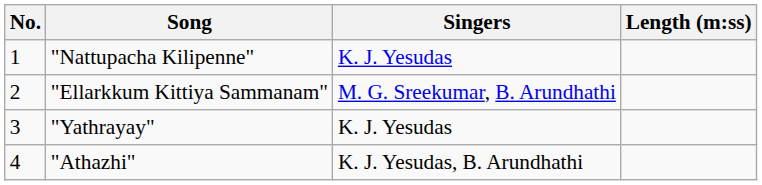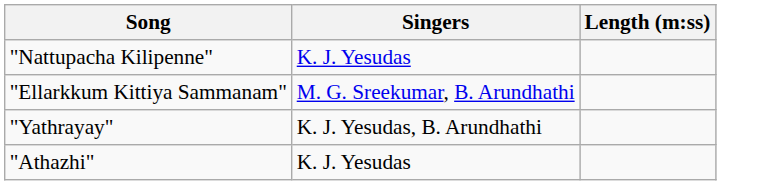- column: (25, 22)
(395, 127) K. J. Yesudas -> (419, 127) K. J. Yesudas, B. Arundhathi
(460, 162) K. J. Yesudas, B. Arundhathi -> (354, 162) K. J. Yesudas
